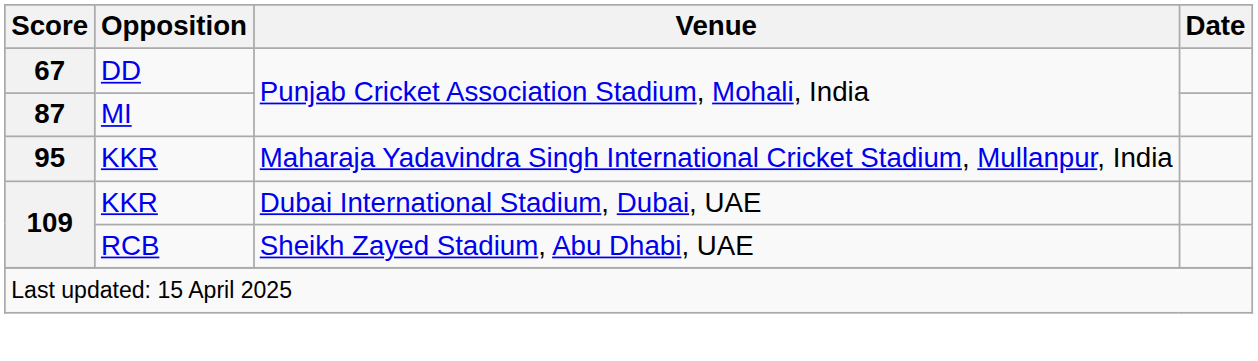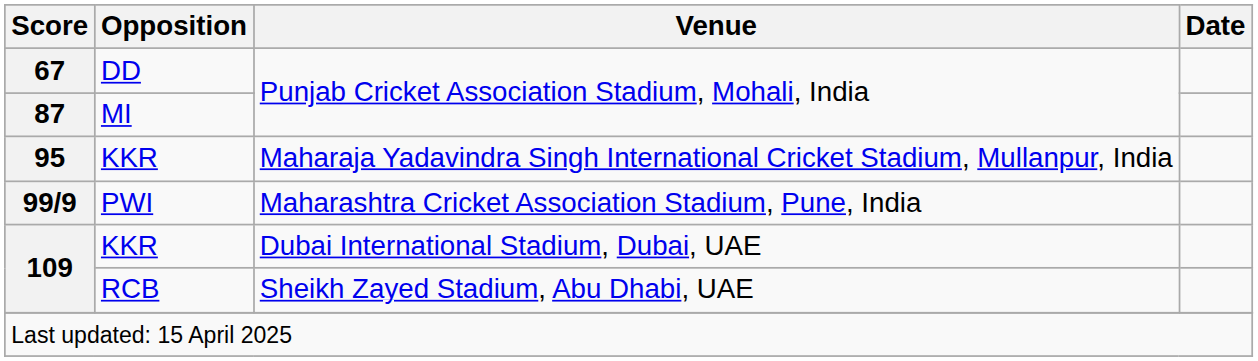+ row: (50, 202)
